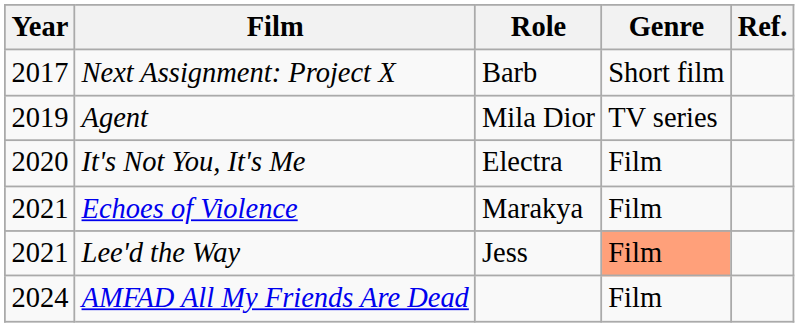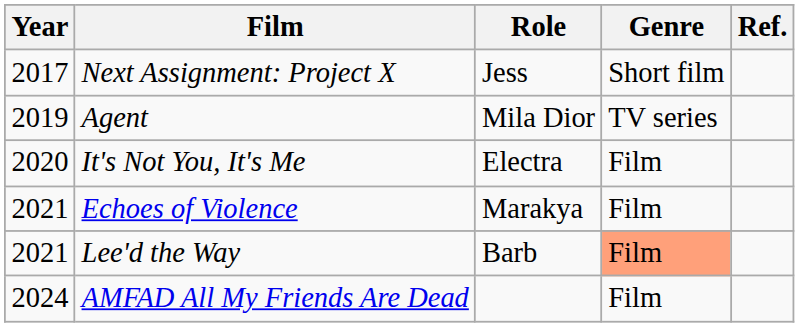(510, 72) Barb -> (505, 72) Jess
(505, 252) Jess -> (510, 252) Barb
